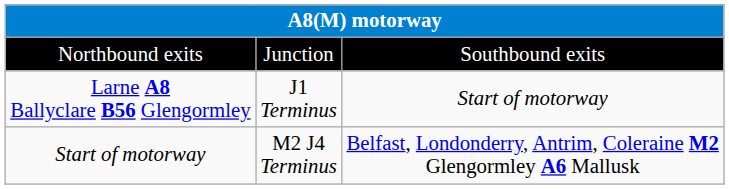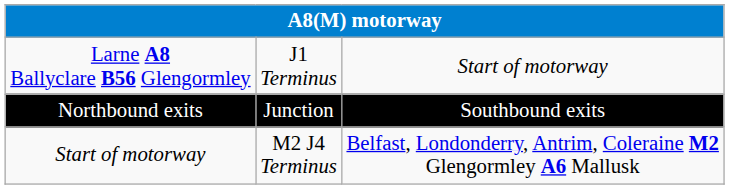rows swapped: (130, 53) <-> (130, 98)
